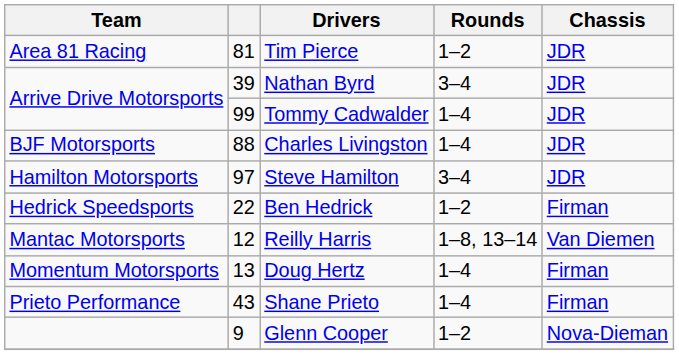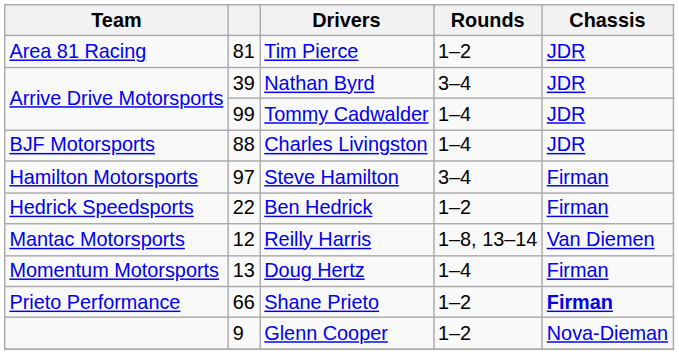(566, 176) JDR -> (578, 176) Firman
(244, 302) 43 -> (244, 302) 66
(455, 302) 1–4 -> (455, 302) 1–2
(578, 302) normal -> (580, 302) bold
